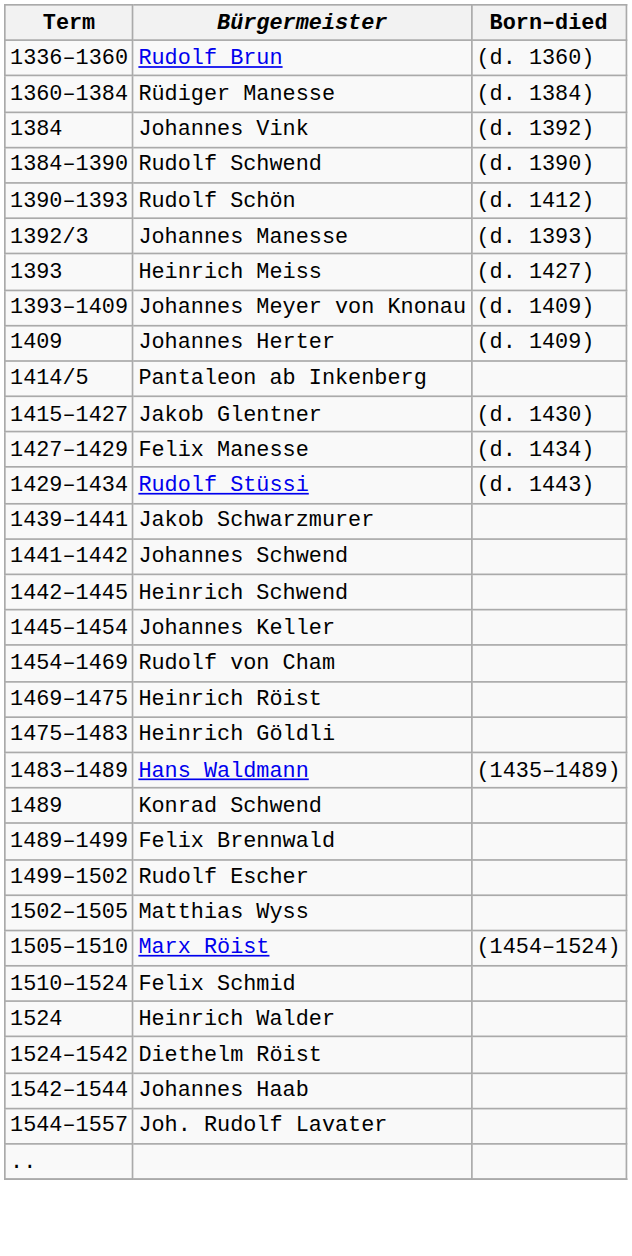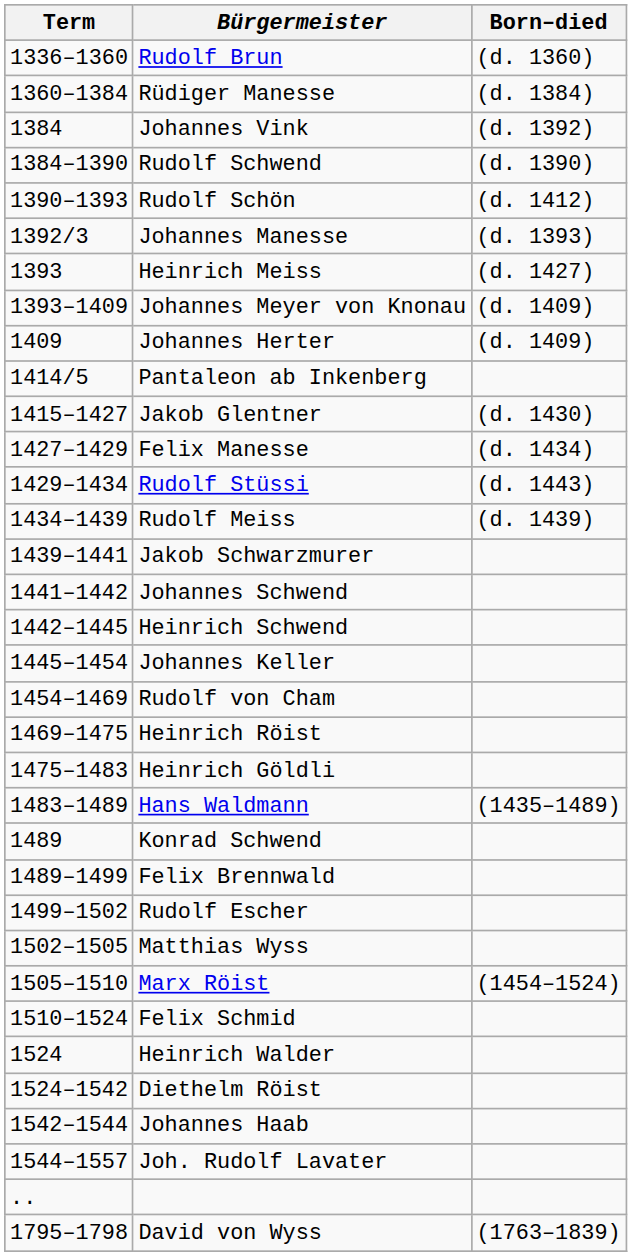+ row: (69, 521)
+ row: (69, 1233)
